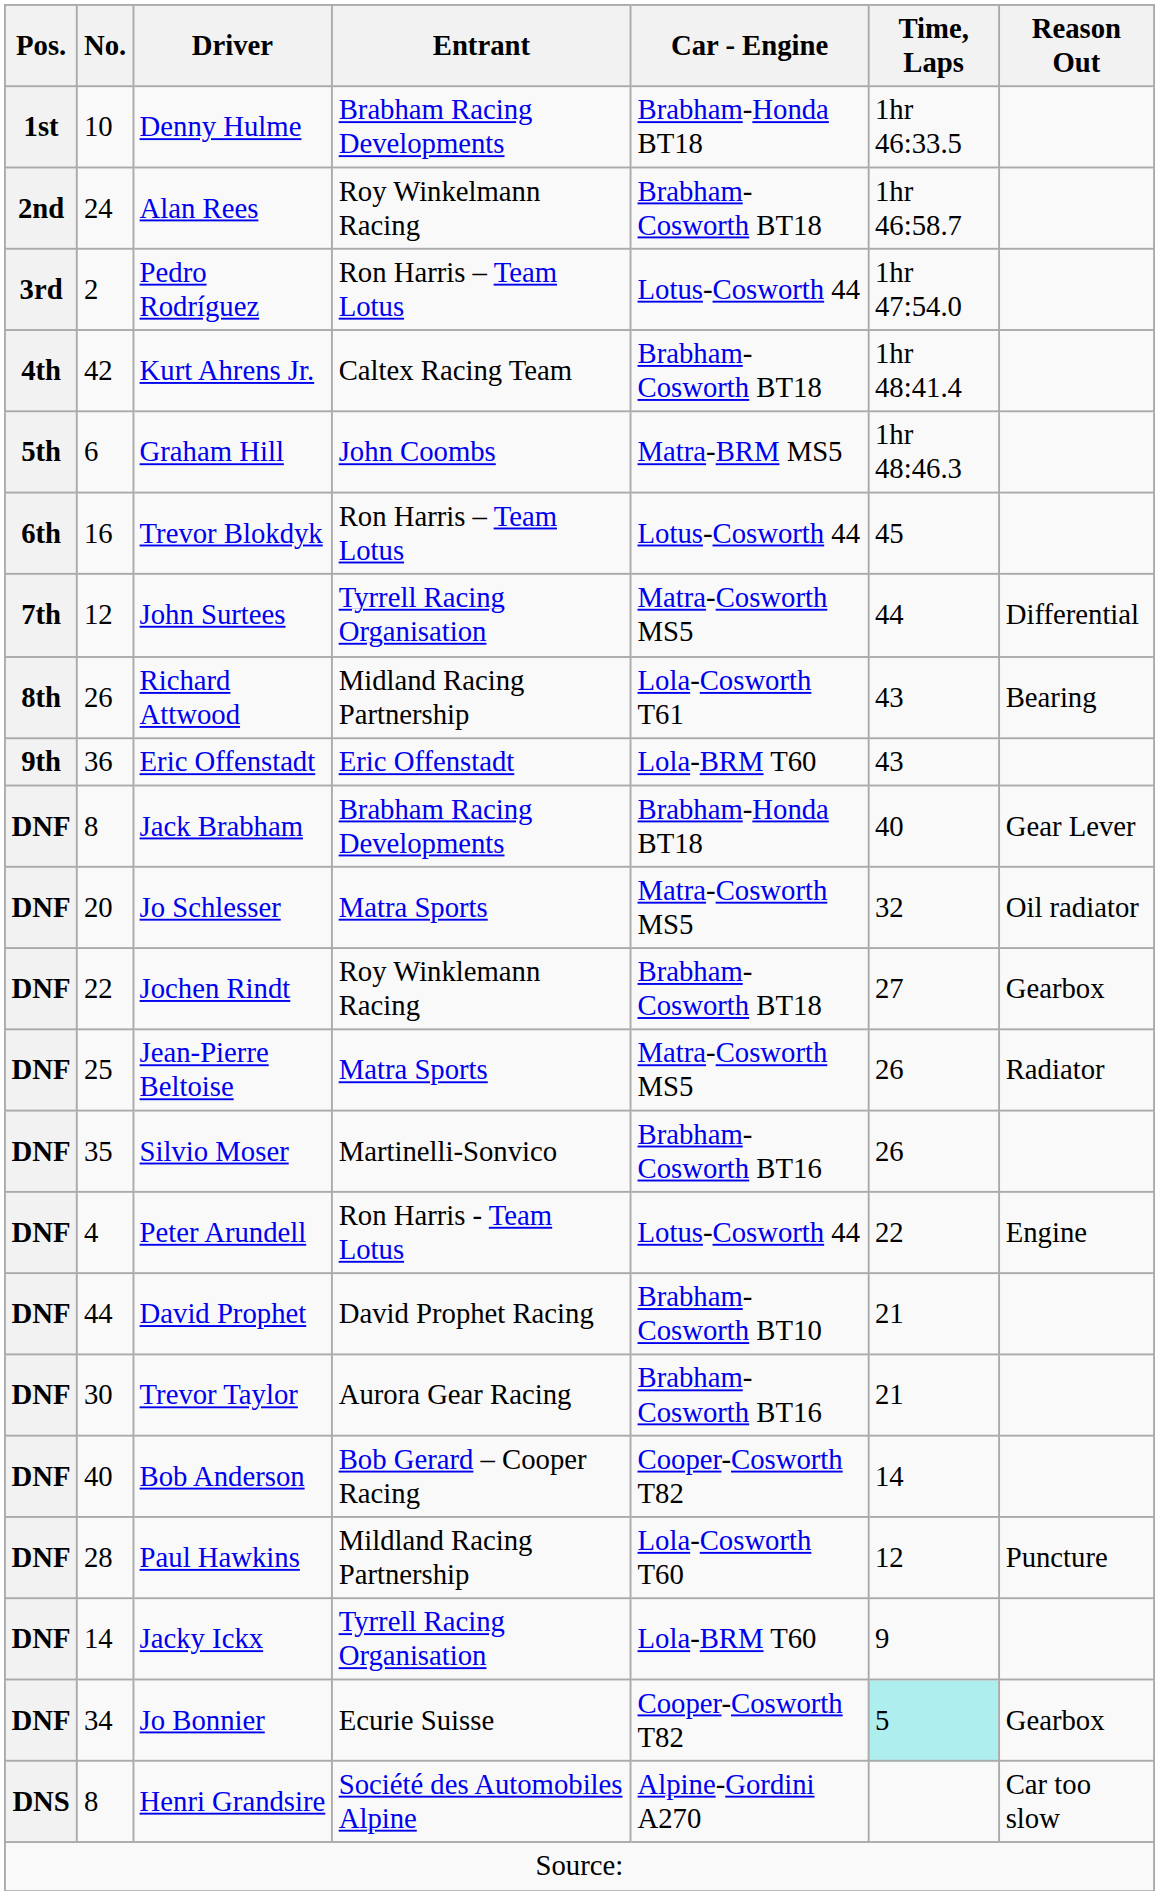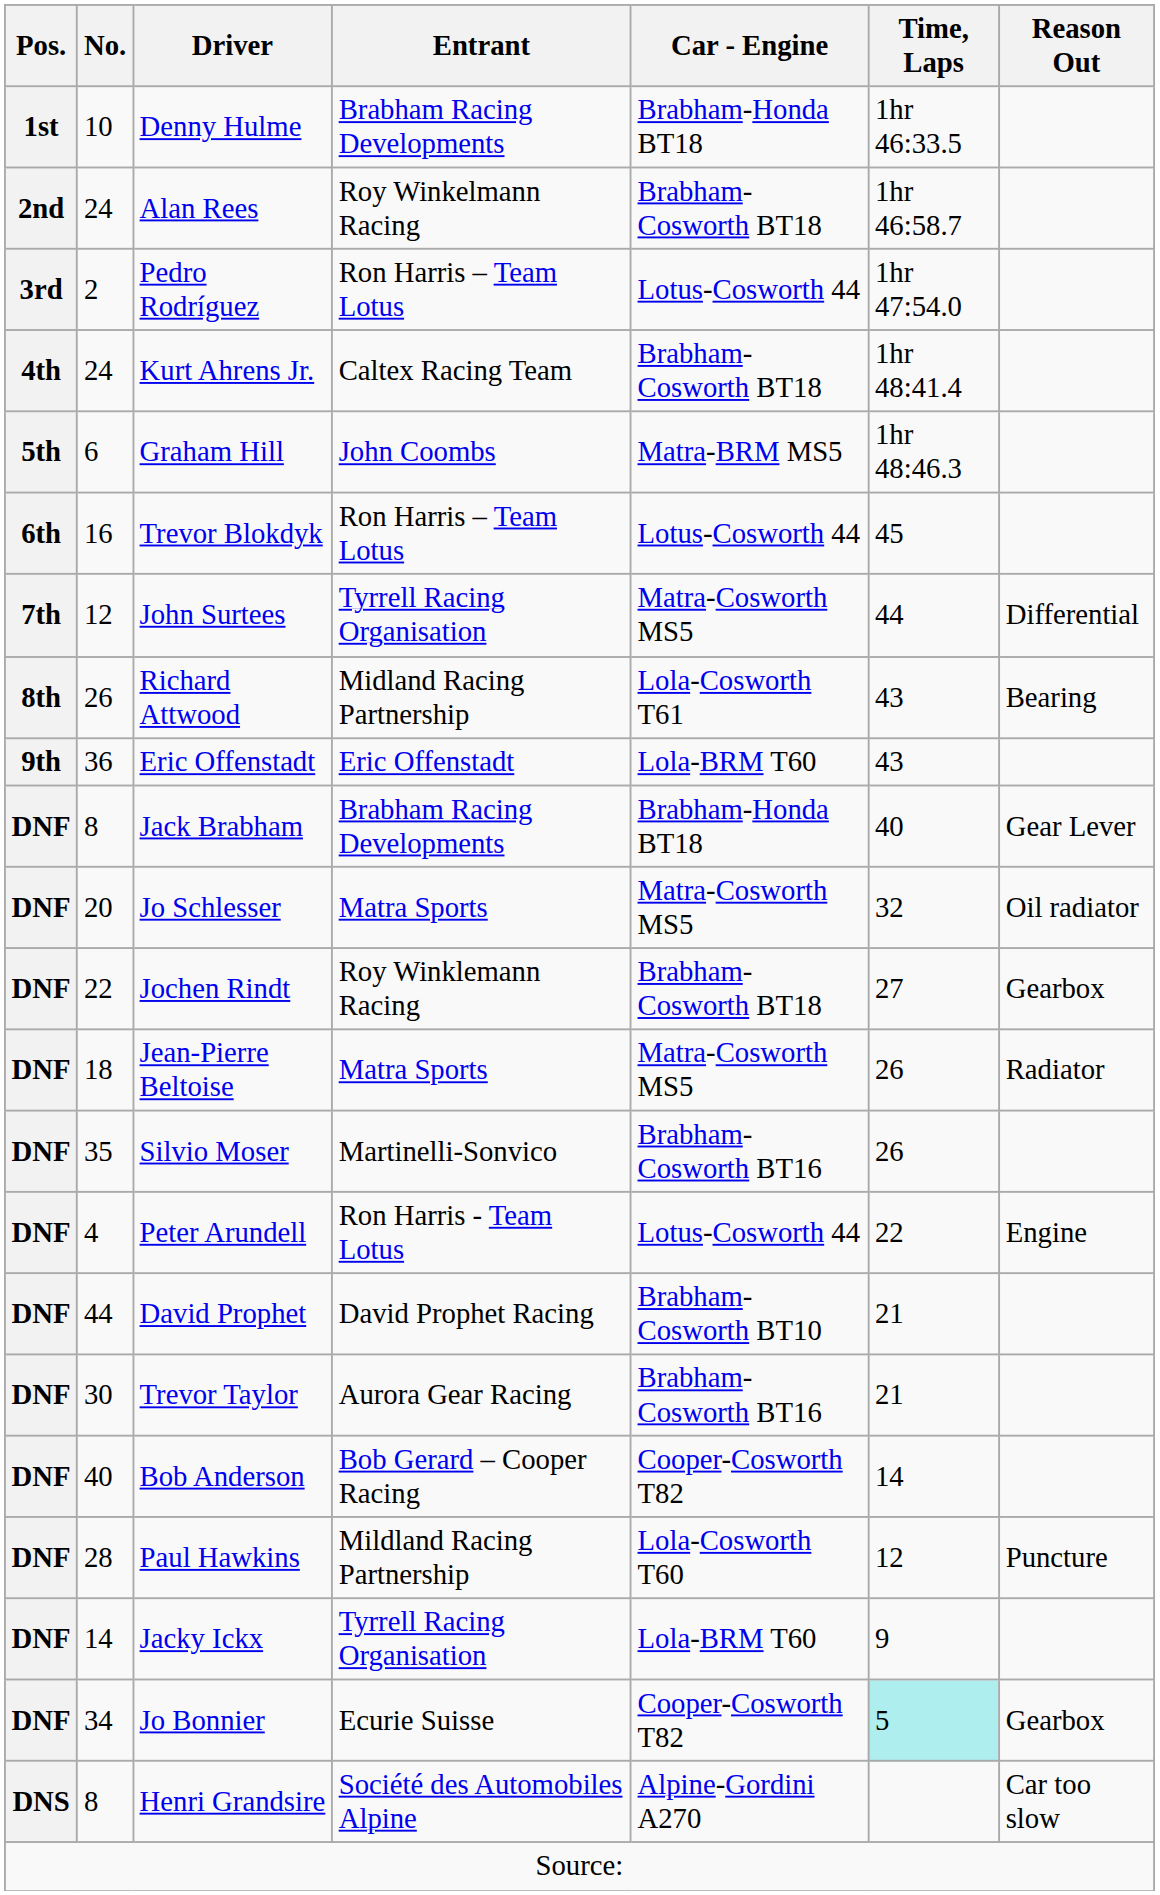(98, 370) 42 -> (98, 370) 24
(98, 1069) 25 -> (98, 1069) 18
